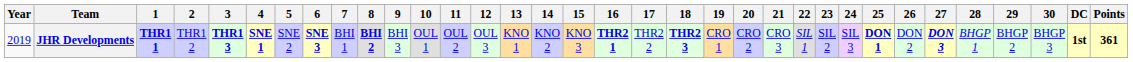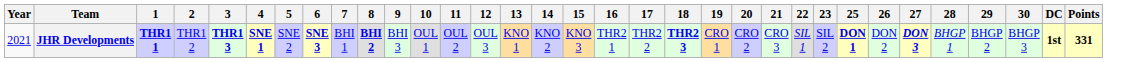- column: (850, 13)
(19, 40) 2019 -> (19, 40) 2021
(613, 40) bold -> (612, 40) normal
(1109, 40) 361 -> (1084, 40) 331
